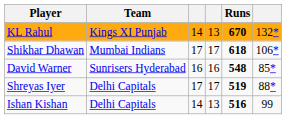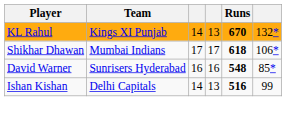- row: (36, 86)
